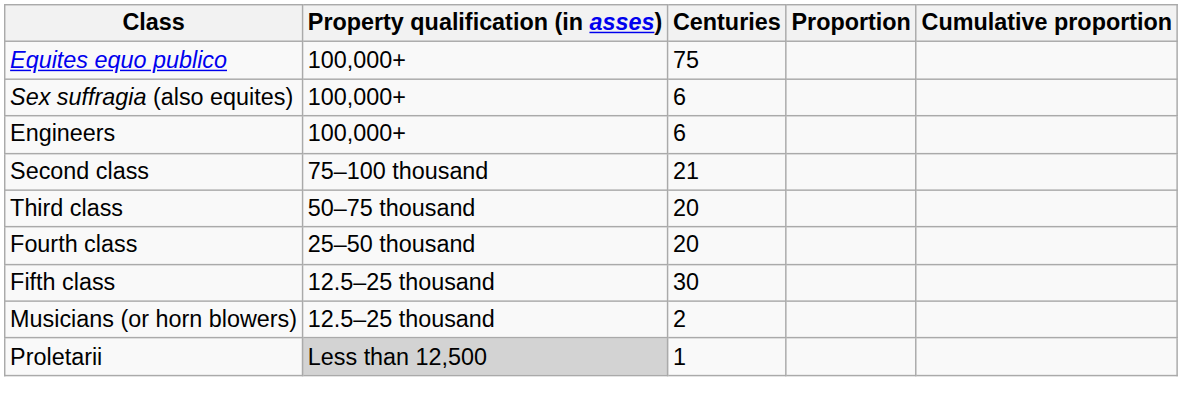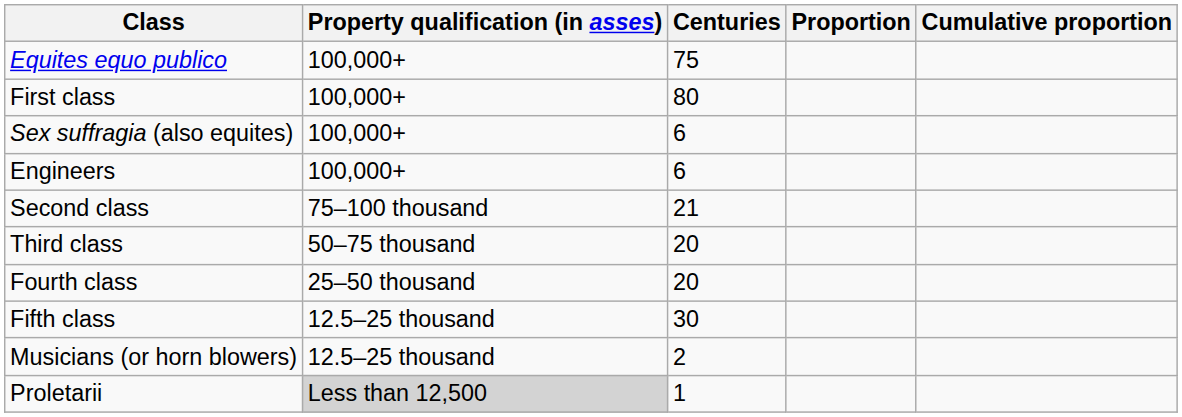+ row: (63, 97)
